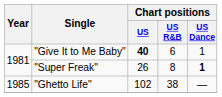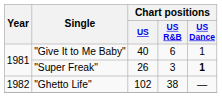(143, 52) bold -> (143, 52) normal
(172, 68) 8 -> (172, 68) 3
(18, 84) 1985 -> (18, 84) 1982
